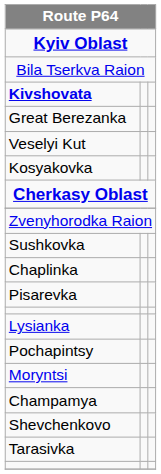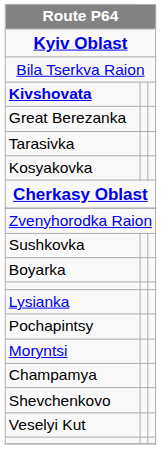rows swapped: (47, 143) <-> (42, 449)
- row: (43, 270)
+ row: (37, 270)
- row: (43, 294)
